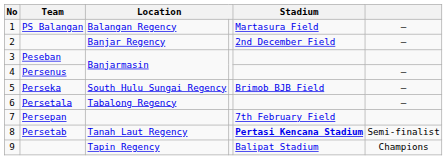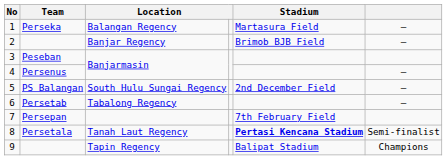(53, 27) PS Balangan -> (42, 27) Perseka
(285, 42) 2nd December Field -> (280, 42) Brimob BJB Field
(42, 87) Perseka -> (53, 87) PS Balangan
(280, 87) Brimob BJB Field -> (285, 87) 2nd December Field
(47, 102) Persetala -> (44, 102) Persetab
(44, 132) Persetab -> (47, 132) Persetala
